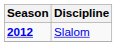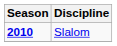(20, 32) 2012 -> (20, 32) 2010
